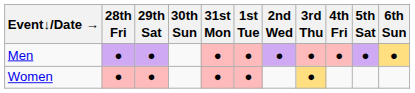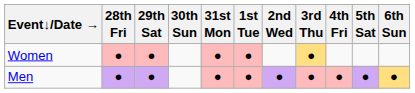rows swapped: (21, 55) <-> (30, 77)
